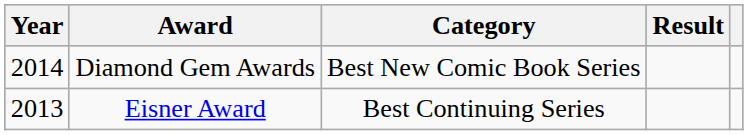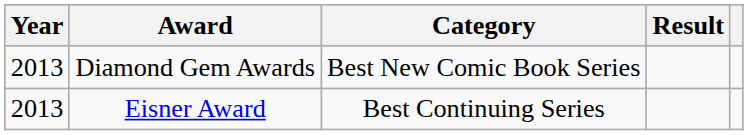(37, 66) 2014 -> (37, 66) 2013
